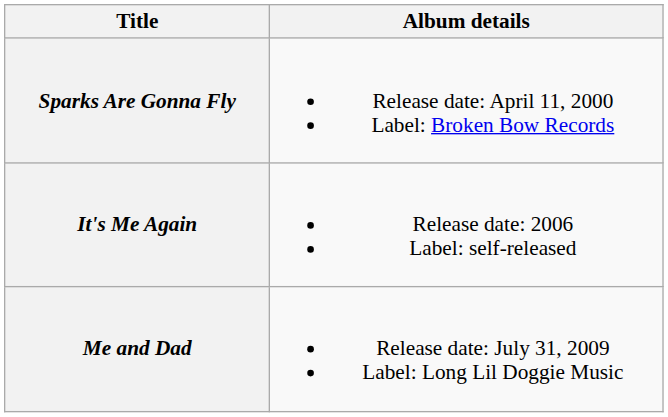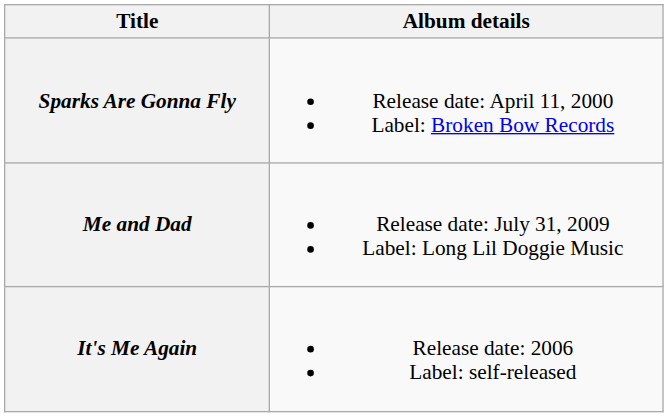rows swapped: (137, 224) <-> (137, 348)
